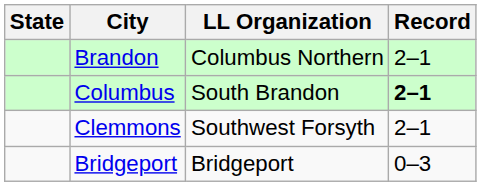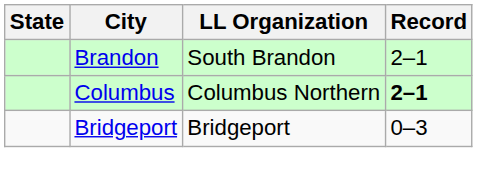(287, 57) Columbus Northern -> (262, 57) South Brandon
(265, 92) South Brandon -> (284, 92) Columbus Northern
- row: (128, 127)
